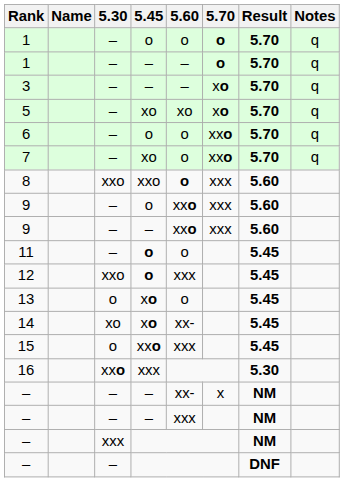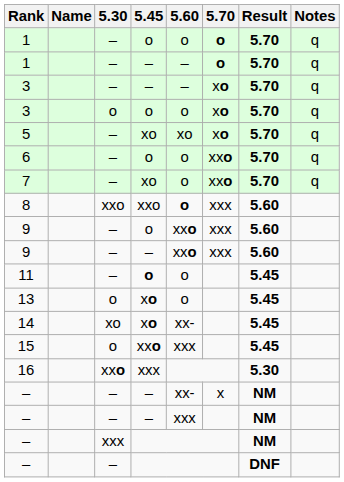+ row: (26, 110)
- row: (26, 275)
